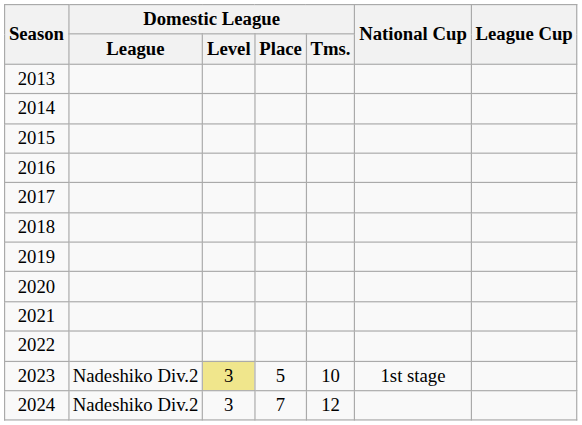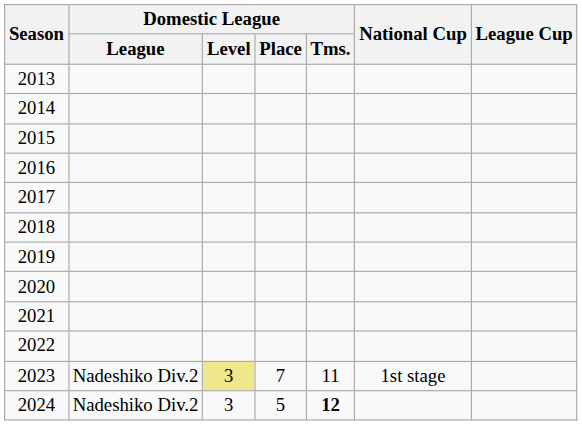(281, 375) 5 -> (281, 375) 7
(331, 375) 10 -> (331, 375) 11
(281, 405) 7 -> (281, 405) 5
(331, 405) normal -> (331, 405) bold
